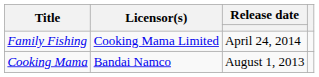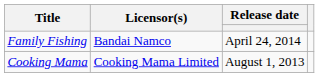(156, 41) Cooking Mama Limited -> (132, 41) Bandai Namco
(132, 61) Bandai Namco -> (156, 61) Cooking Mama Limited
